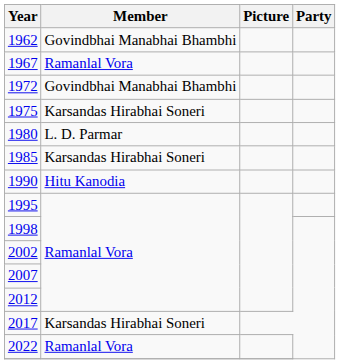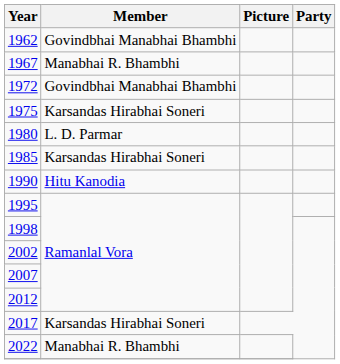(89, 63) Ramanlal Vora -> (112, 63) Manabhai R. Bhambhi
(89, 346) Ramanlal Vora -> (112, 346) Manabhai R. Bhambhi
